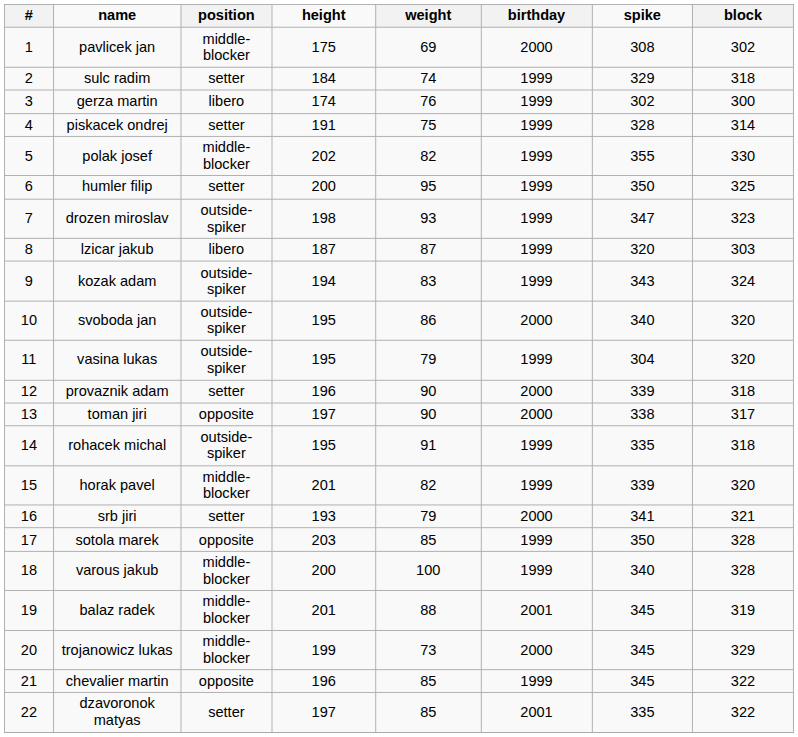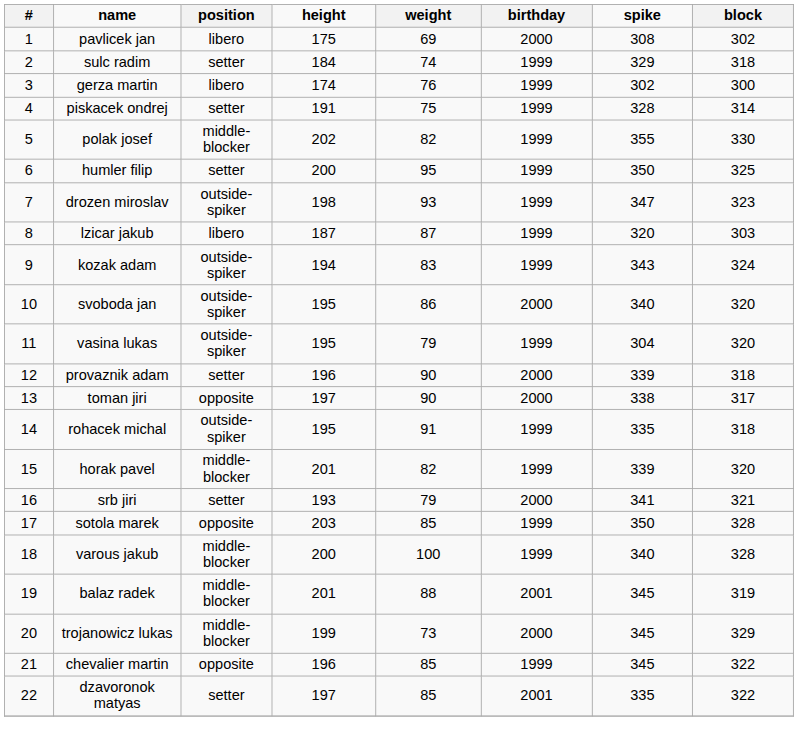(226, 47) middle-blocker -> (226, 39) libero
